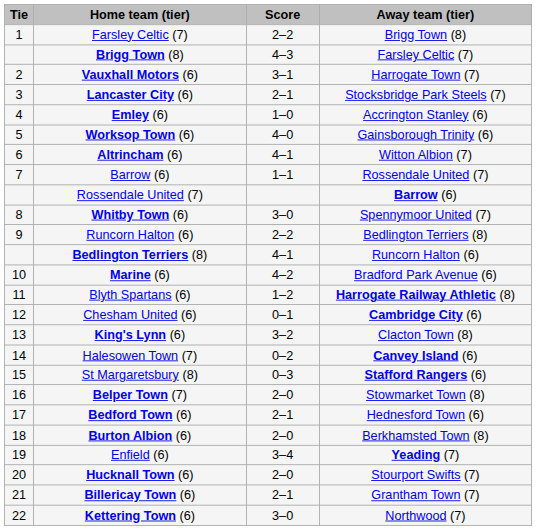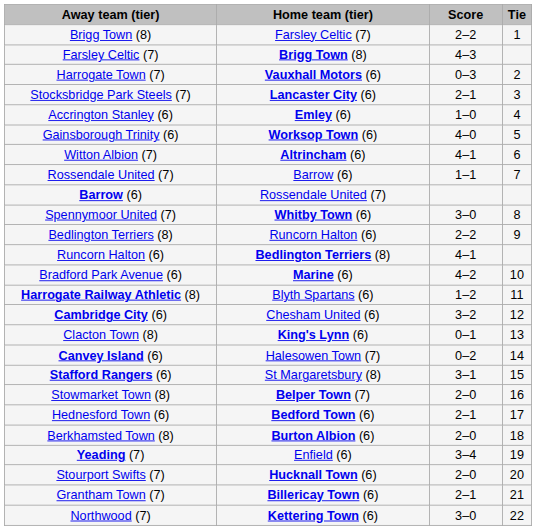columns swapped: (19, 15) <-> (425, 15)
(283, 75) 3–1 -> (466, 75) 0–3
(283, 315) 0–1 -> (466, 315) 3–2
(283, 335) 3–2 -> (466, 335) 0–1
(283, 375) 0–3 -> (466, 375) 3–1
